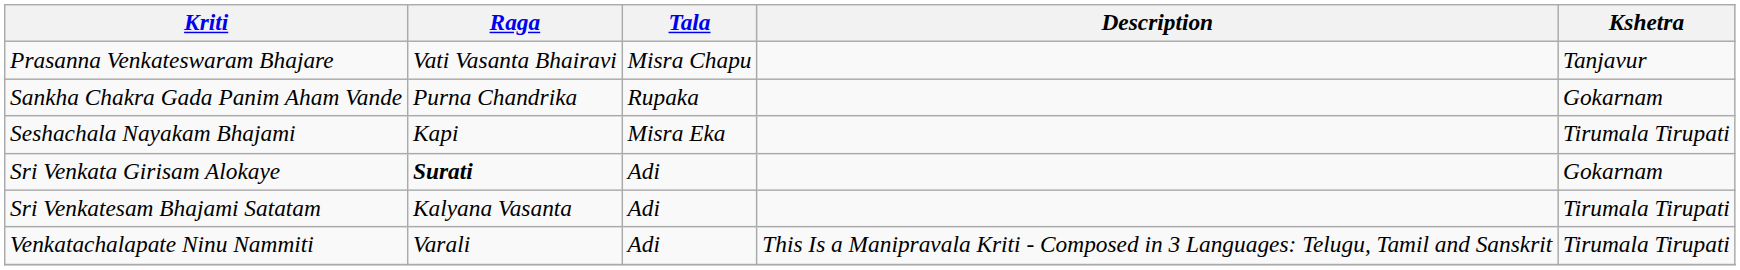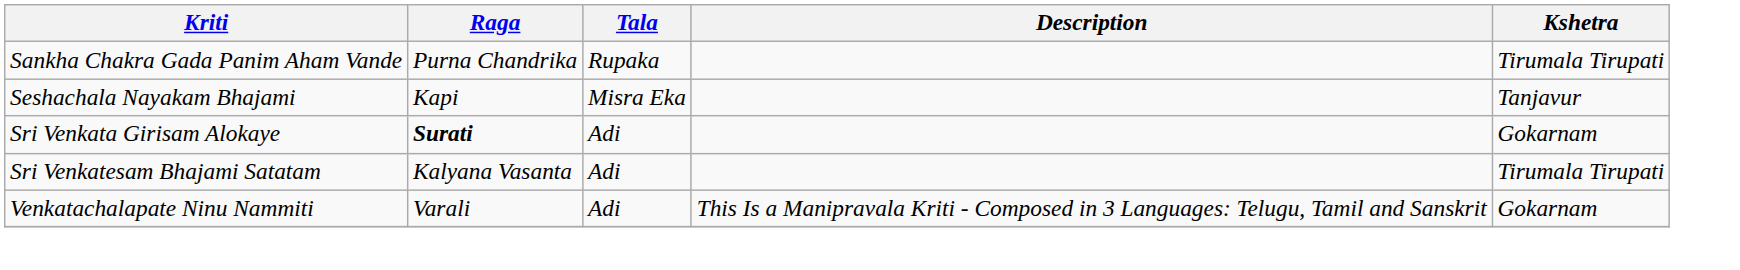- row: (172, 60)
(1613, 97) Gokarnam -> (1581, 60) Tirumala Tirupati
(1646, 134) Tirumala Tirupati -> (1539, 97) Tanjavur
(1646, 245) Tirumala Tirupati -> (1547, 208) Gokarnam
